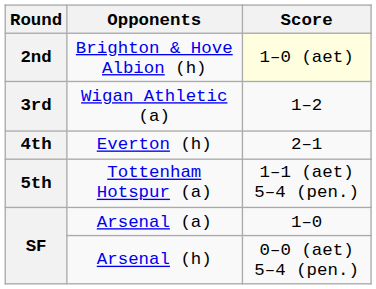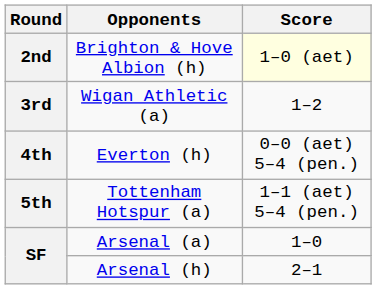(307, 145) 2–1 -> (307, 155) 0–0 (aet) 5–4 (pen.)
(307, 260) 0–0 (aet) 5–4 (pen.) -> (307, 270) 2–1
